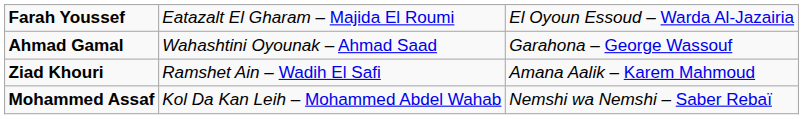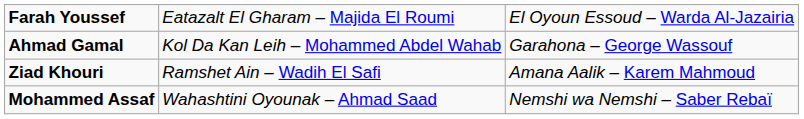(300, 45) Wahashtini Oyounak – Ahmad Saad -> (332, 45) Kol Da Kan Leih – Mohammed Abdel Wahab
(332, 99) Kol Da Kan Leih – Mohammed Abdel Wahab -> (300, 99) Wahashtini Oyounak – Ahmad Saad
